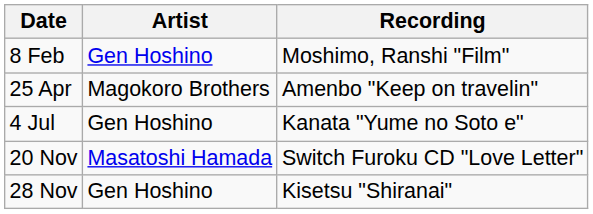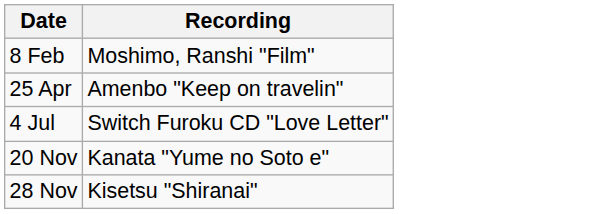- column: (180, 21)
(403, 123) Kanata "Yume no Soto e" -> (238, 123) Switch Furoku CD "Love Letter"
(433, 157) Switch Furoku CD "Love Letter" -> (208, 157) Kanata "Yume no Soto e"
